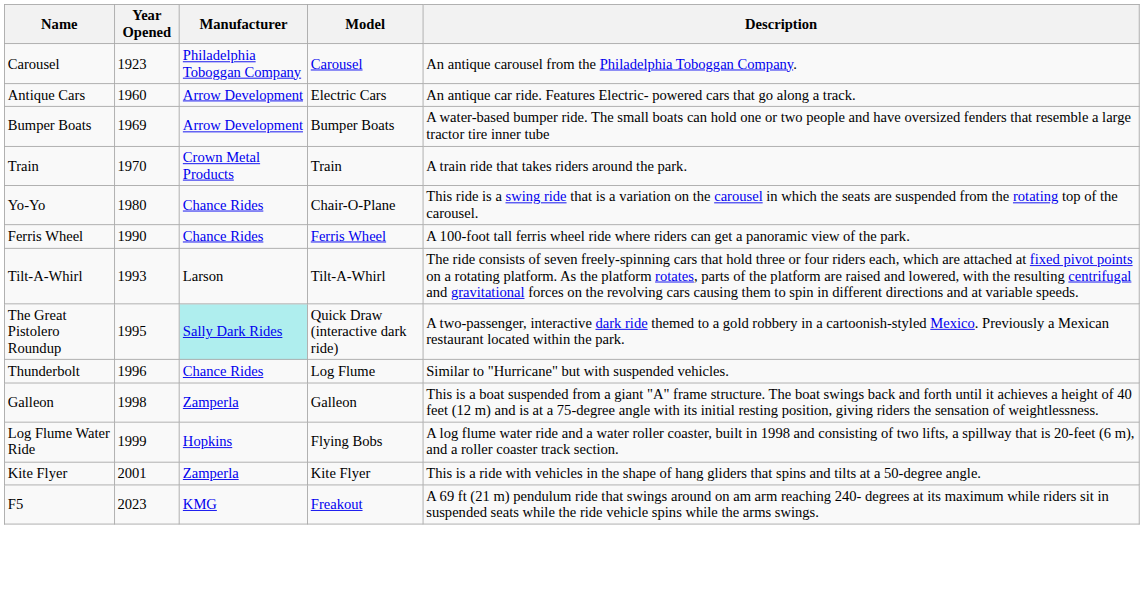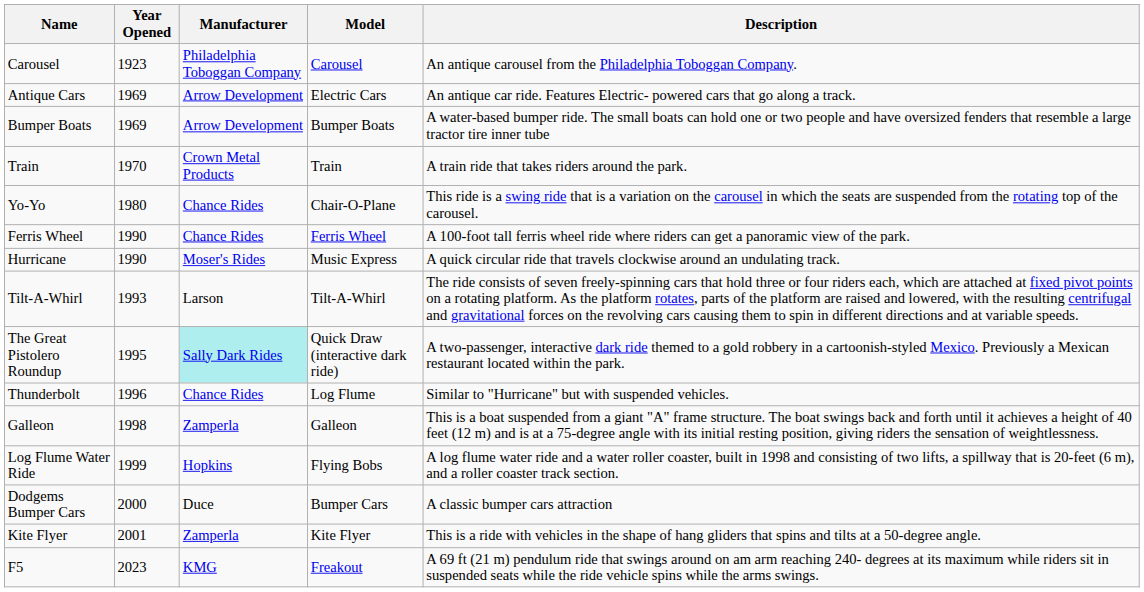(132, 94) 1960 -> (132, 94) 1969
+ row: (37, 259)
+ row: (46, 504)
